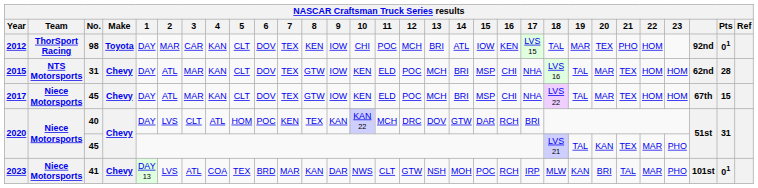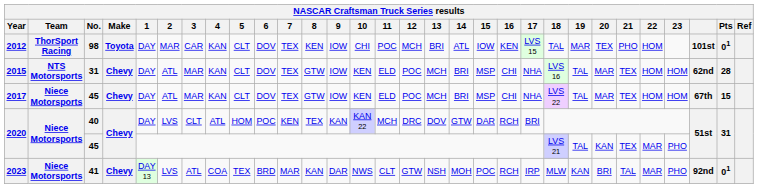(703, 46) 92nd -> (703, 46) 101st
(703, 171) 101st -> (703, 171) 92nd
